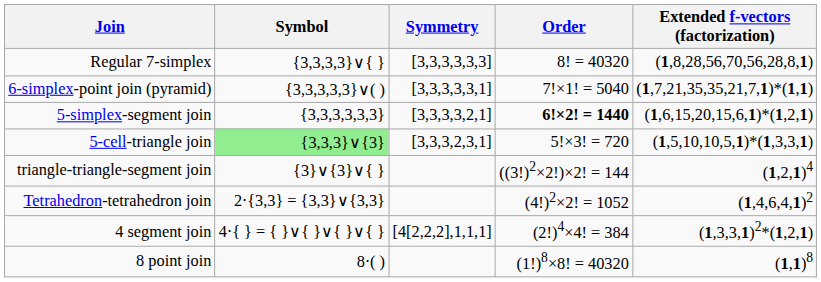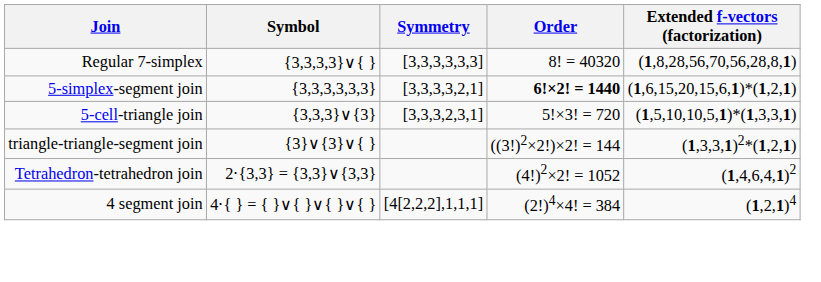- row: (110, 89)
(343, 142) lightgreen background -> (334, 115) no background
(788, 170) (1,2,1)4 -> (739, 143) (1,3,3,1)2*(1,2,1)
(756, 231) (1,3,3,1)2*(1,2,1) -> (771, 204) (1,2,1)4
- row: (174, 261)
